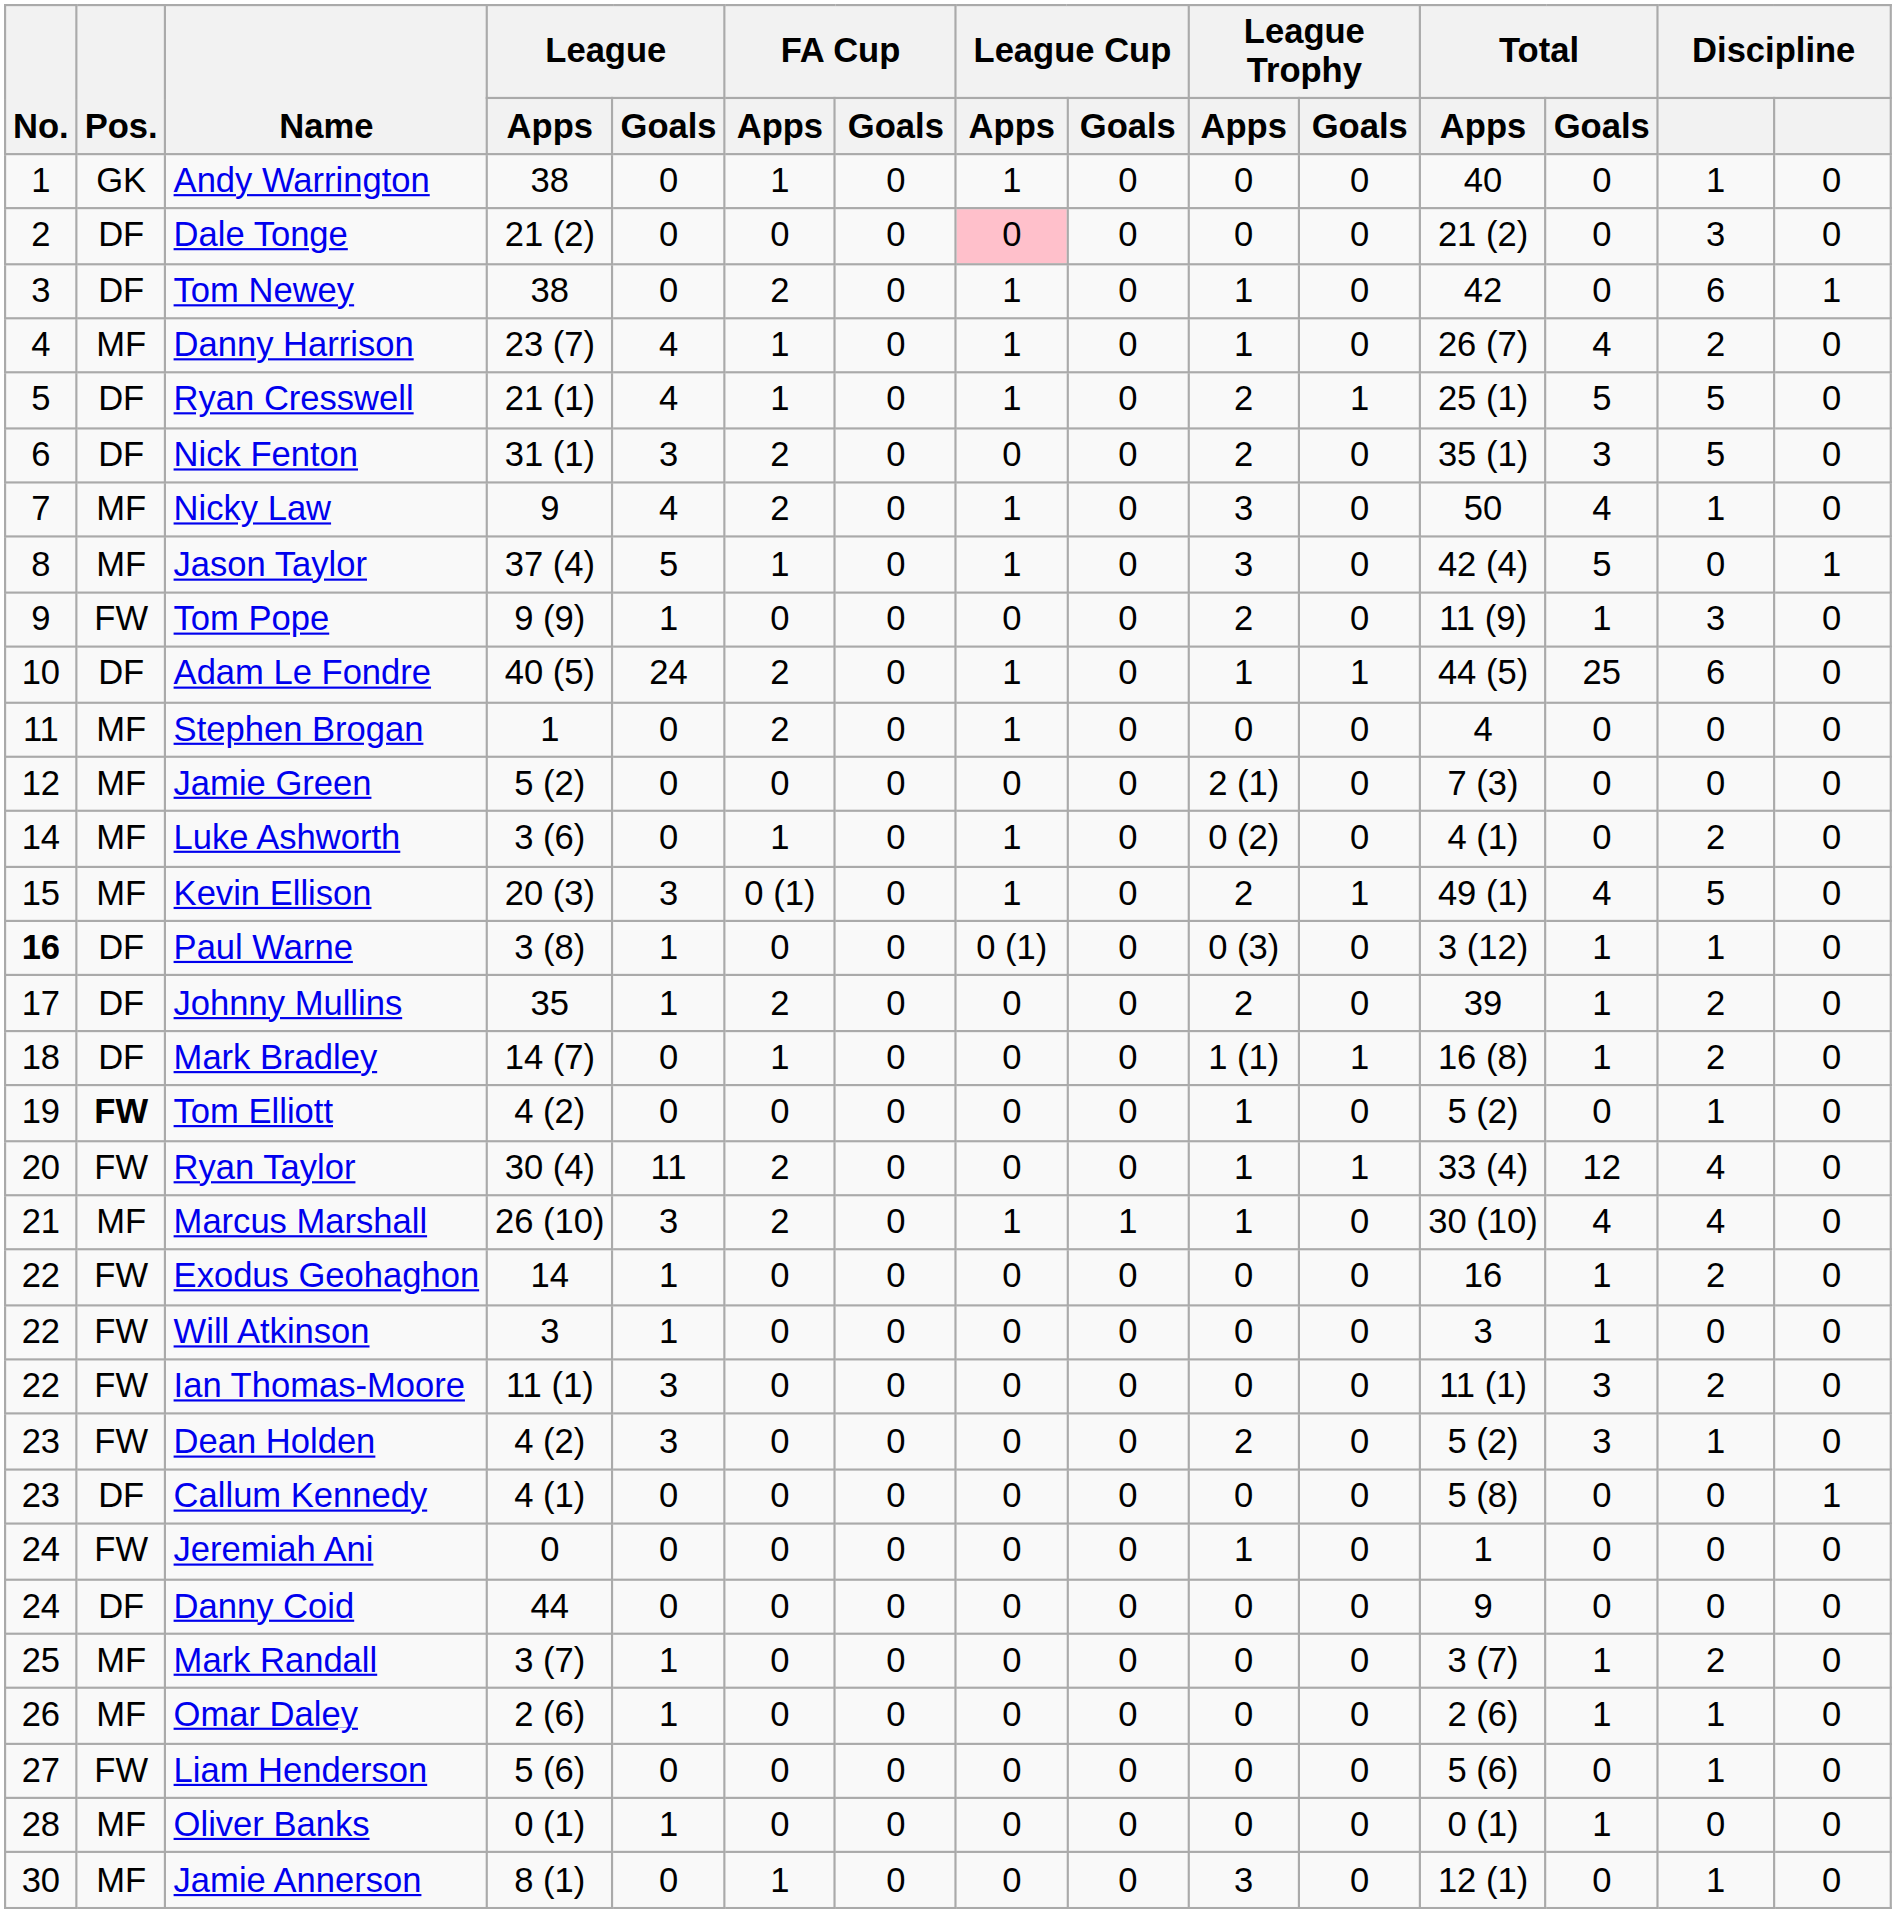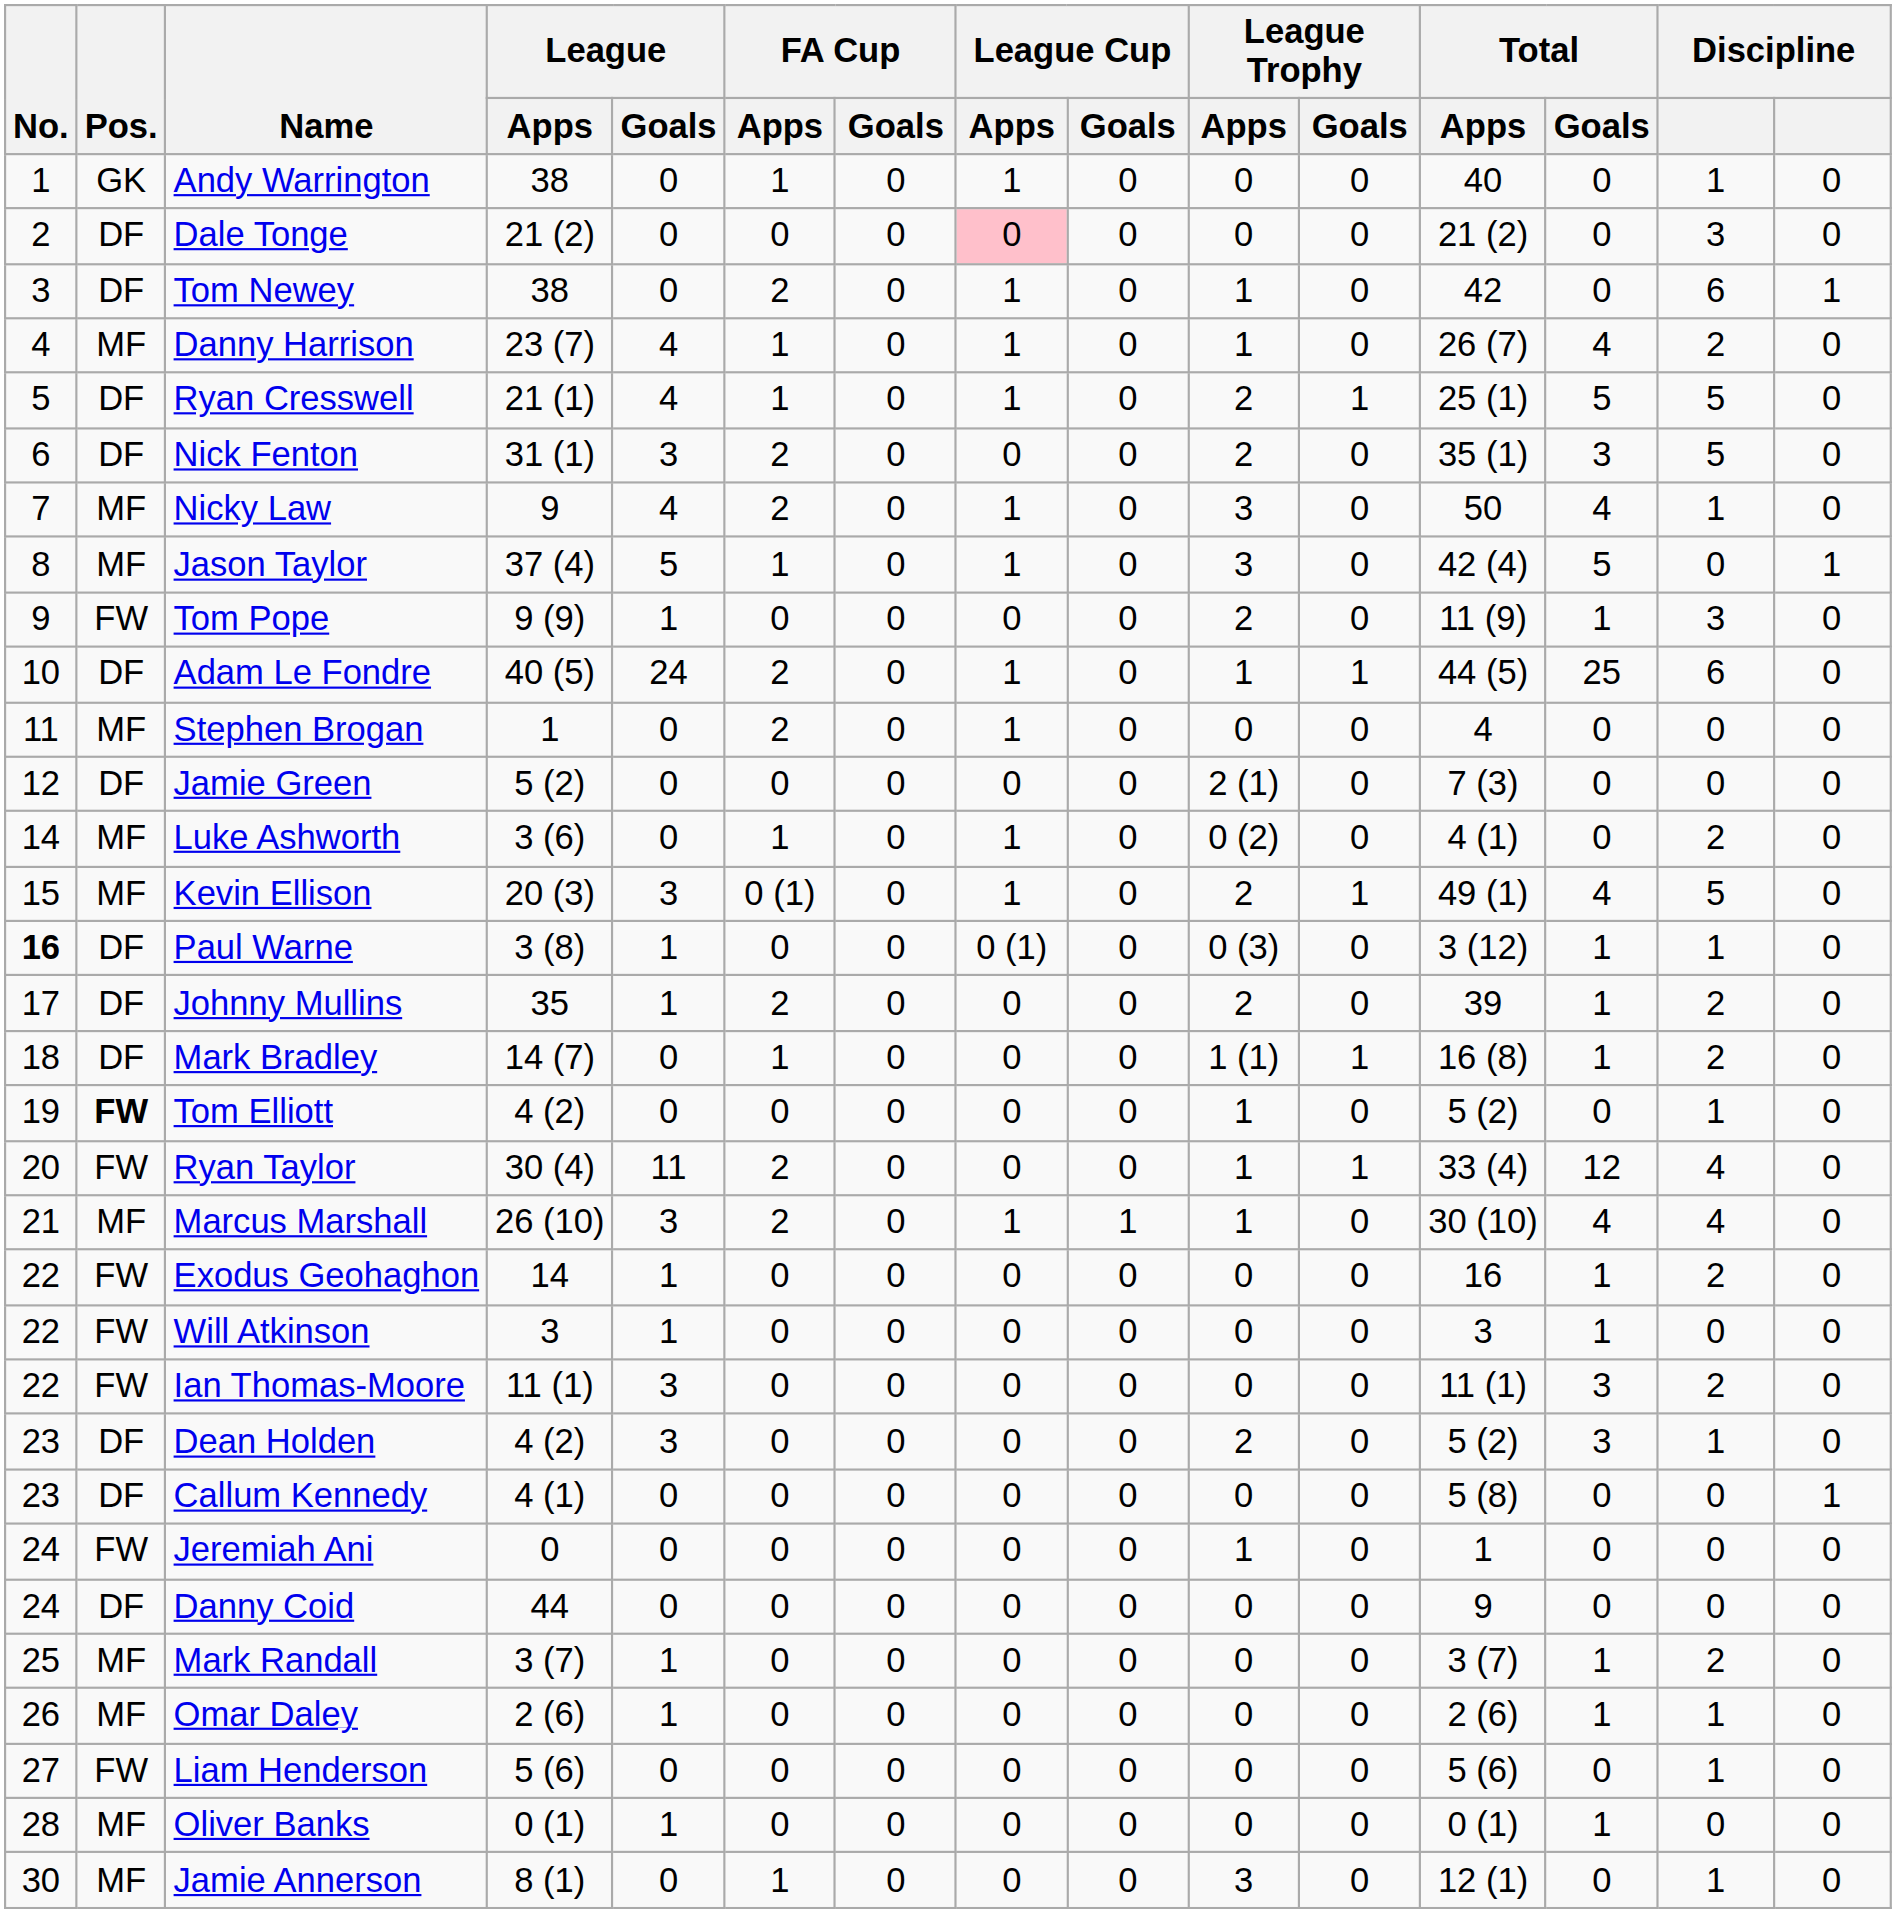(121, 783) MF -> (121, 783) DF
(121, 1441) FW -> (121, 1441) DF
